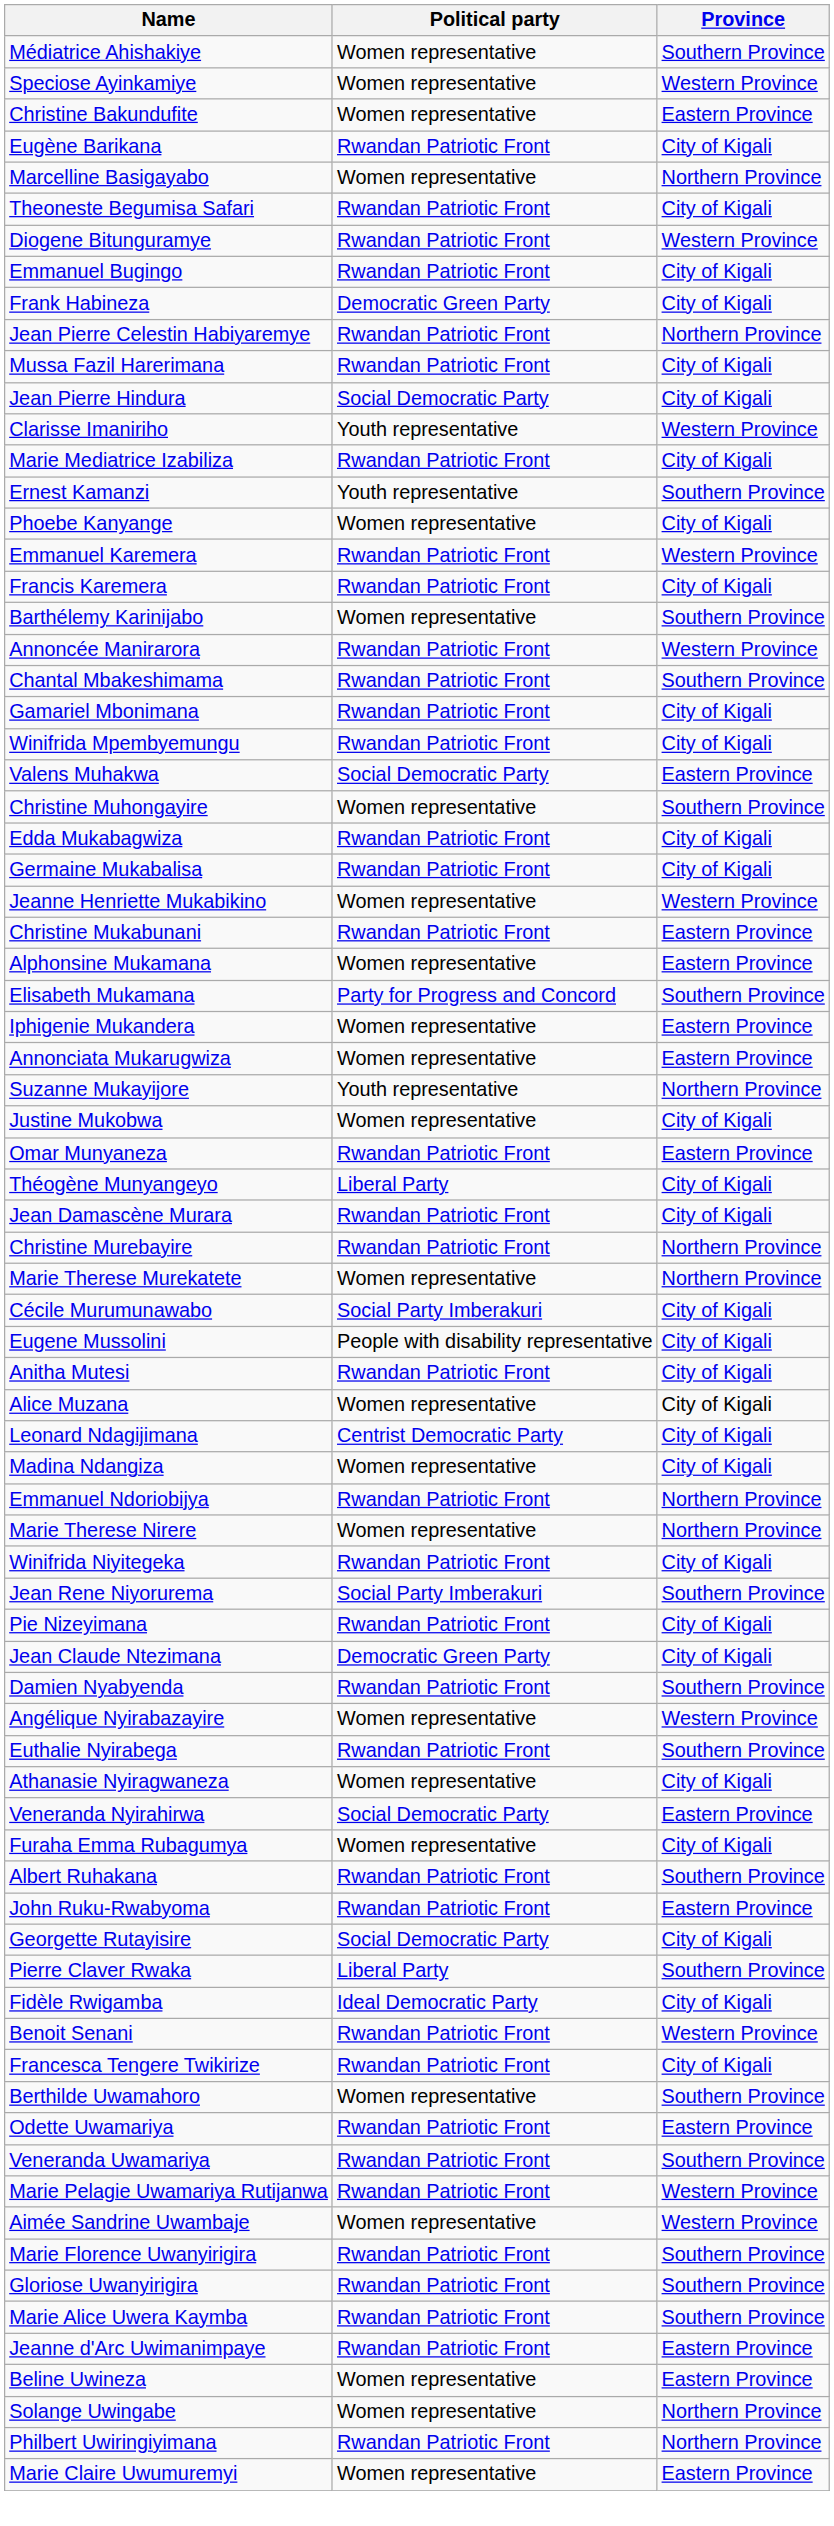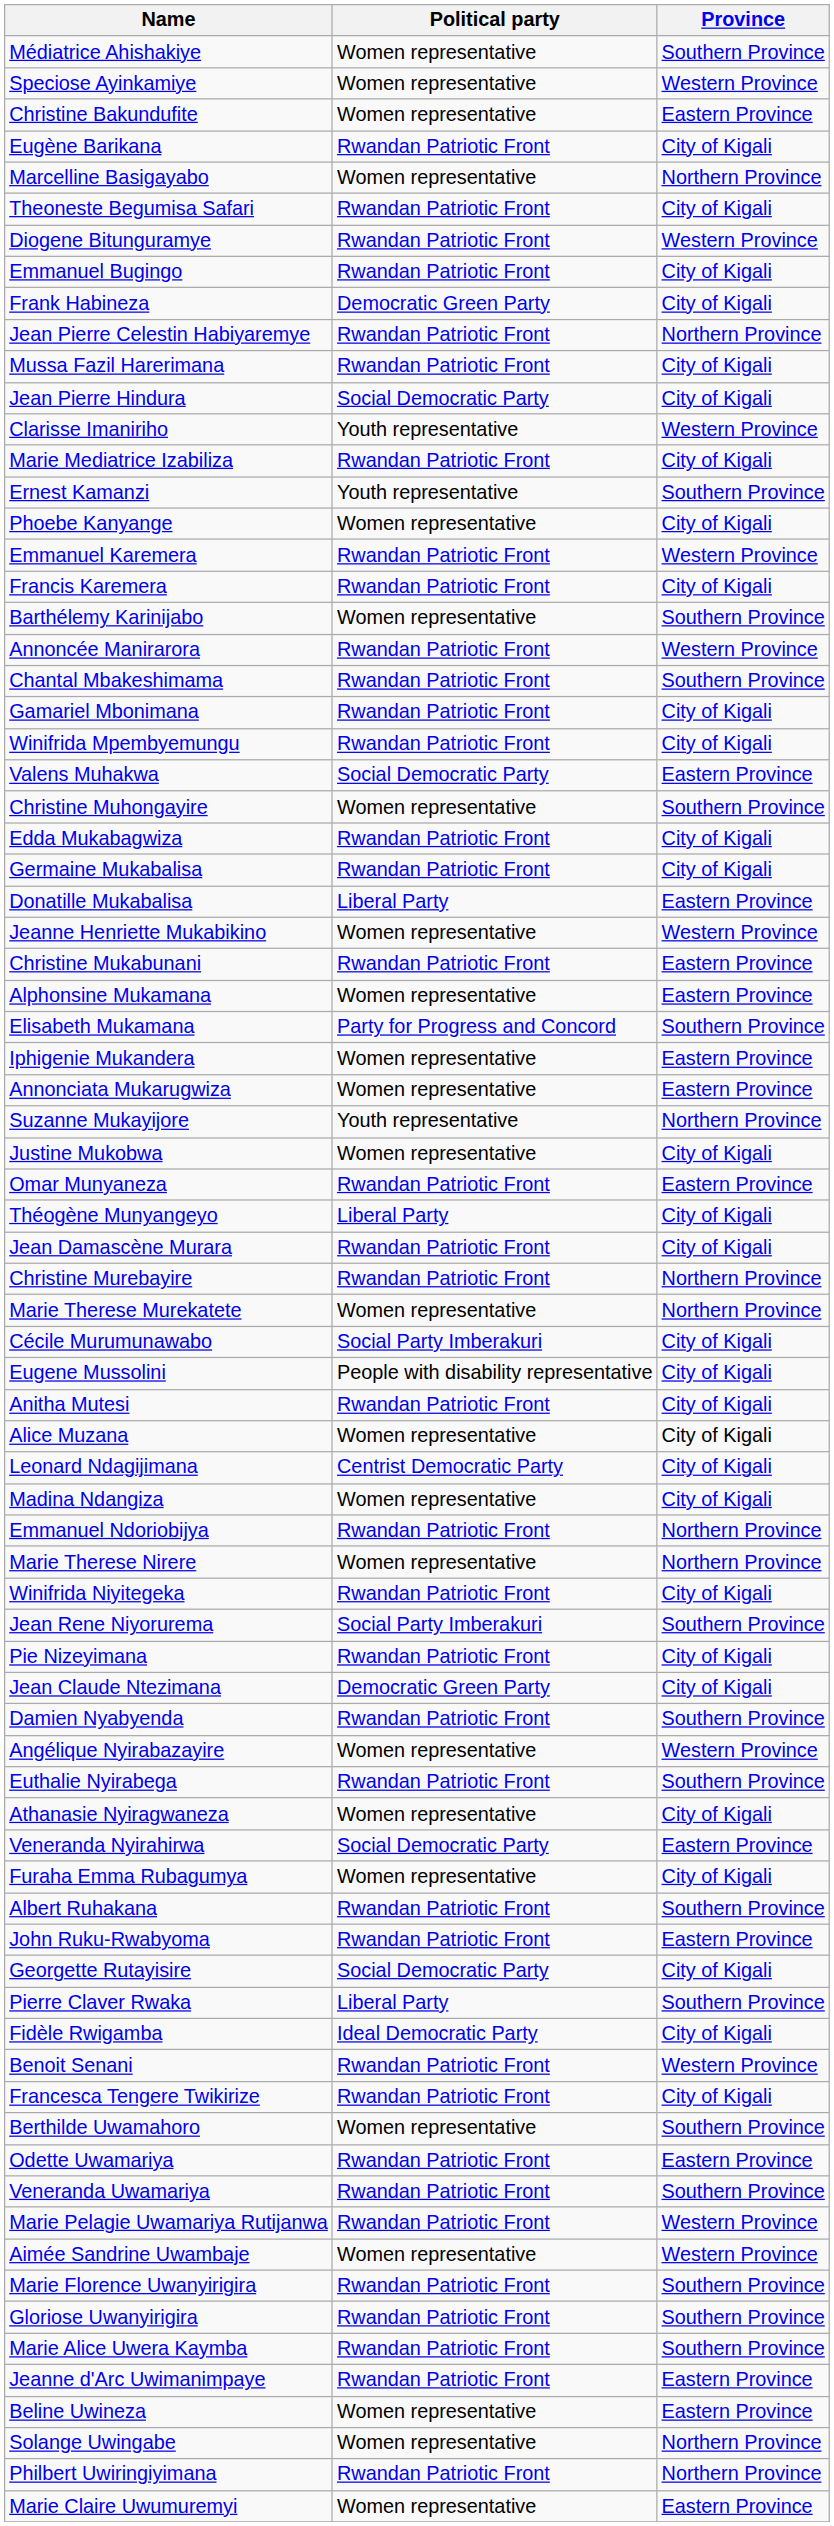+ row: (101, 901)
